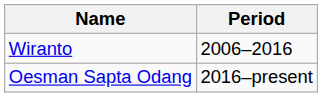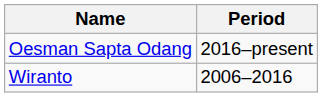rows swapped: (41, 48) <-> (100, 77)
